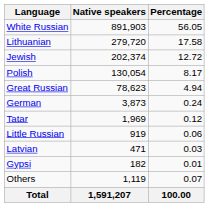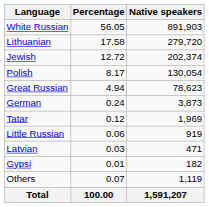columns swapped: (109, 12) <-> (176, 12)
